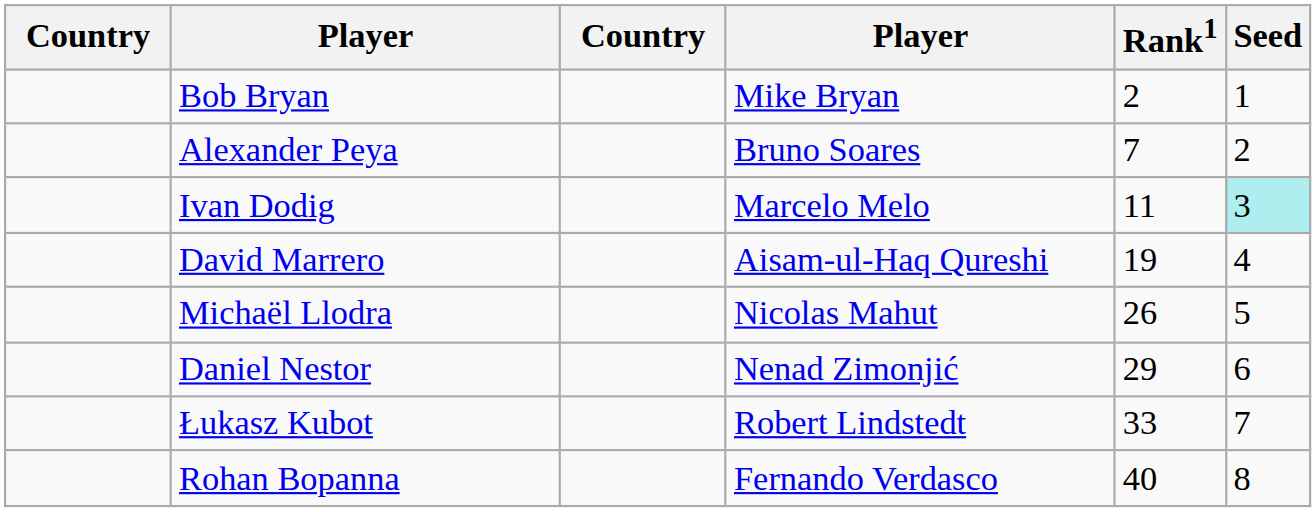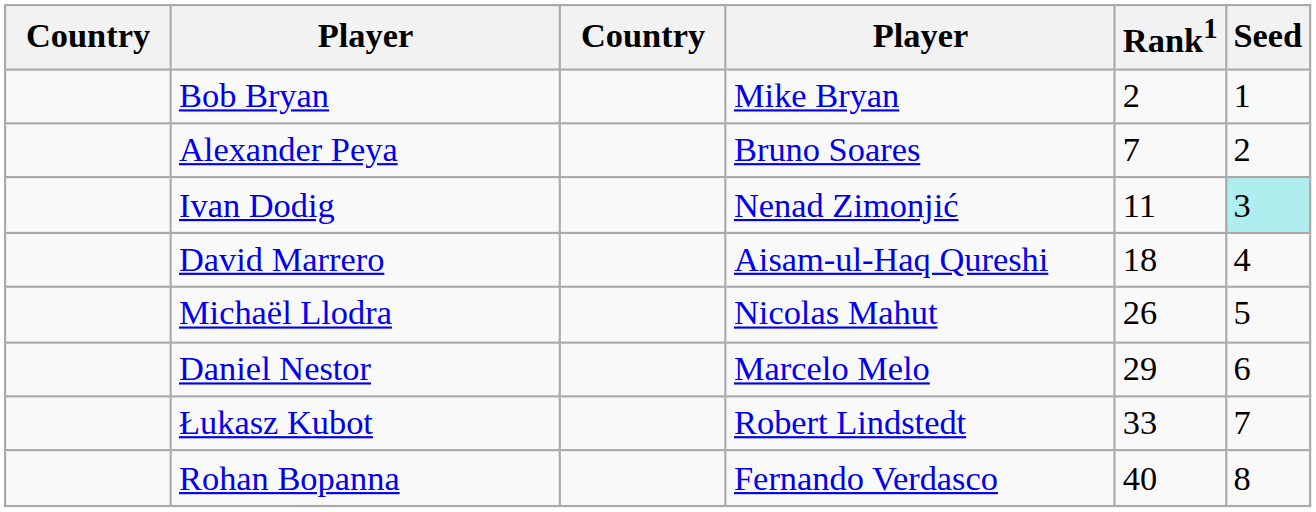(832, 204) Marcelo Melo -> (846, 204) Nenad Zimonjić
(1140, 259) 19 -> (1140, 259) 18
(846, 368) Nenad Zimonjić -> (832, 368) Marcelo Melo
